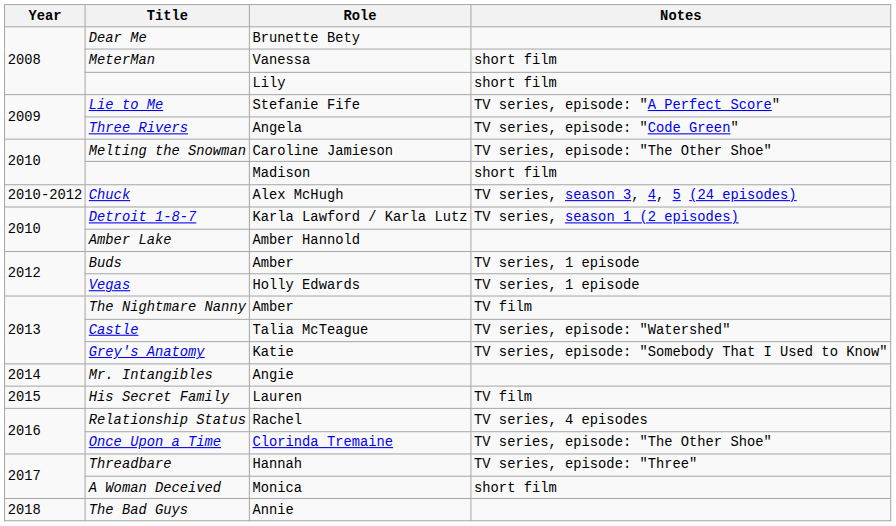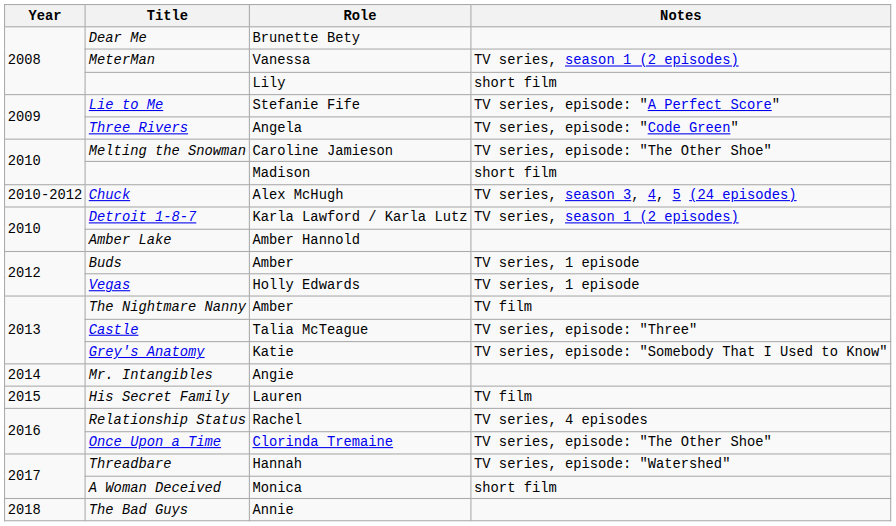(515, 61) short film -> (606, 61) TV series, season 1 (2 episodes)
(602, 330) TV series, episode: "Watershed" -> (586, 330) TV series, episode: "Three"
(586, 465) TV series, episode: "Three" -> (602, 465) TV series, episode: "Watershed"
